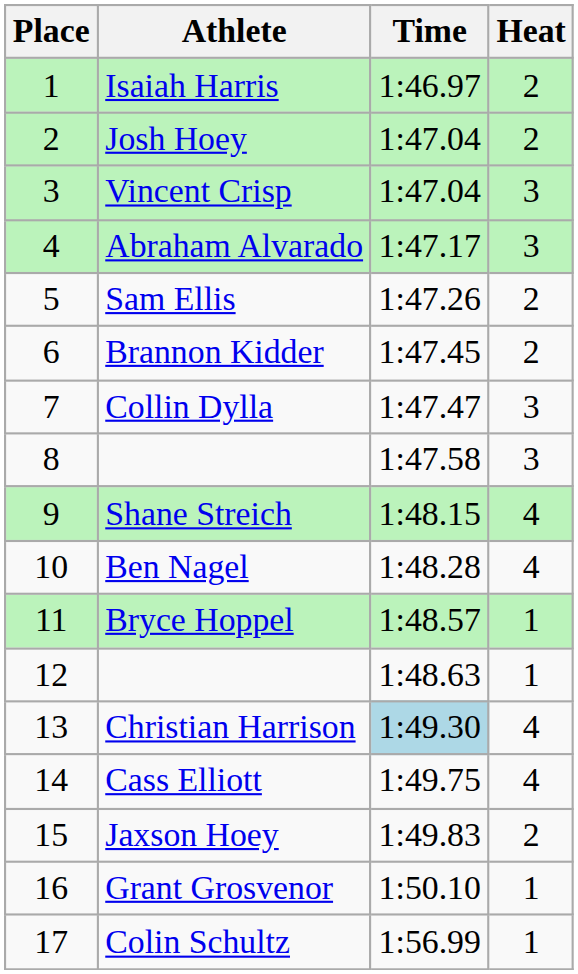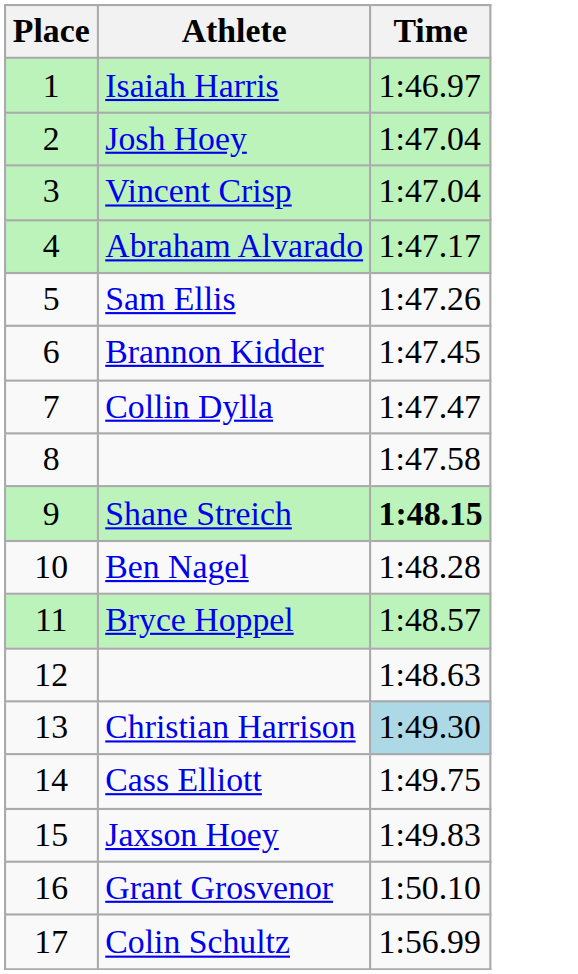- column: (531, 31)
(430, 513) normal -> (431, 513) bold
